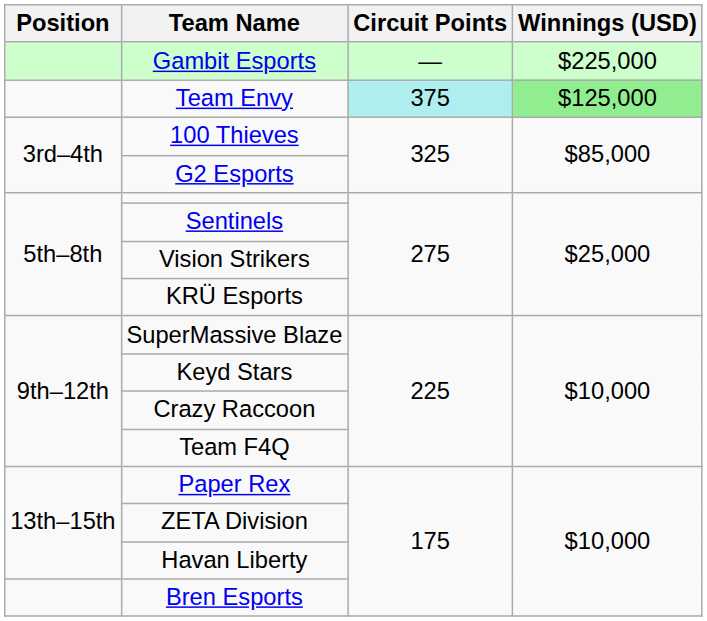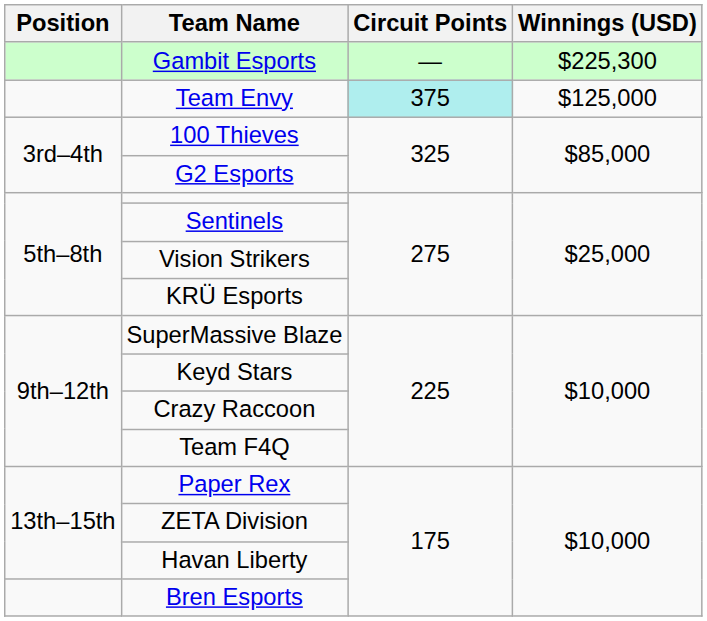(607, 60) $225,000 -> (607, 60) $225,300
(607, 98) lightgreen background -> (607, 98) no background
